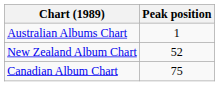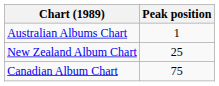(177, 52) 52 -> (177, 52) 25
